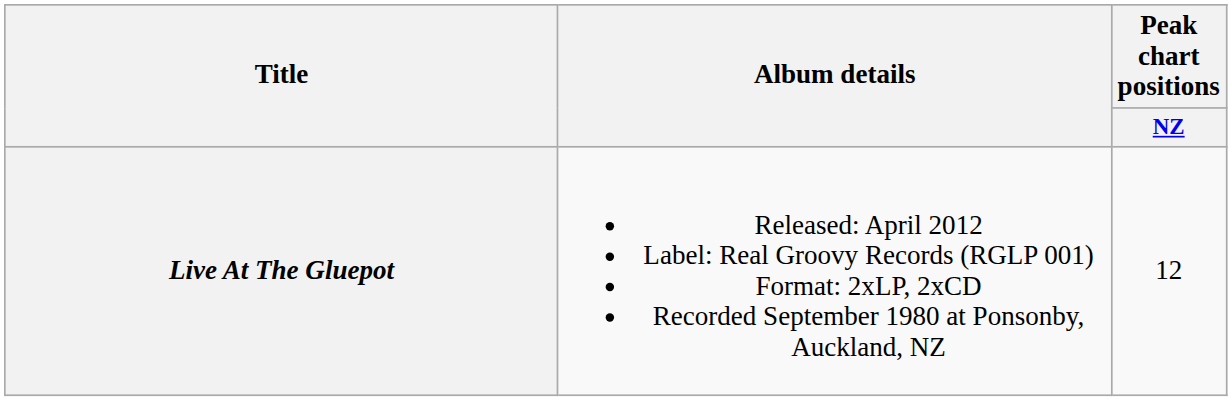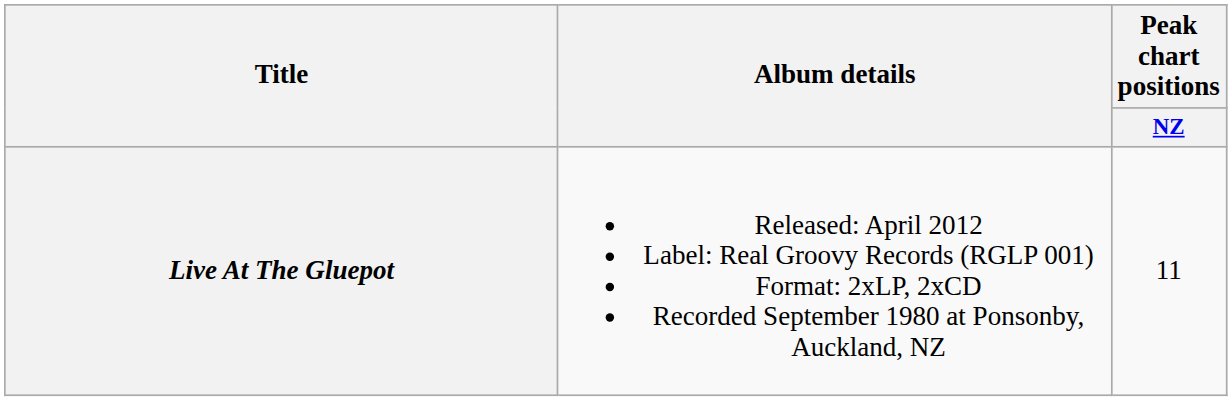(1169, 270) 12 -> (1169, 270) 11
